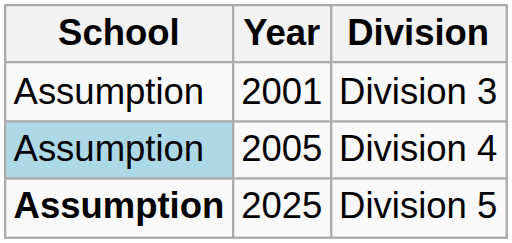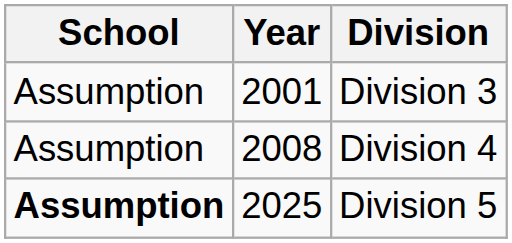(109, 149) lightblue background -> (109, 149) no background
(282, 149) 2005 -> (282, 149) 2008
